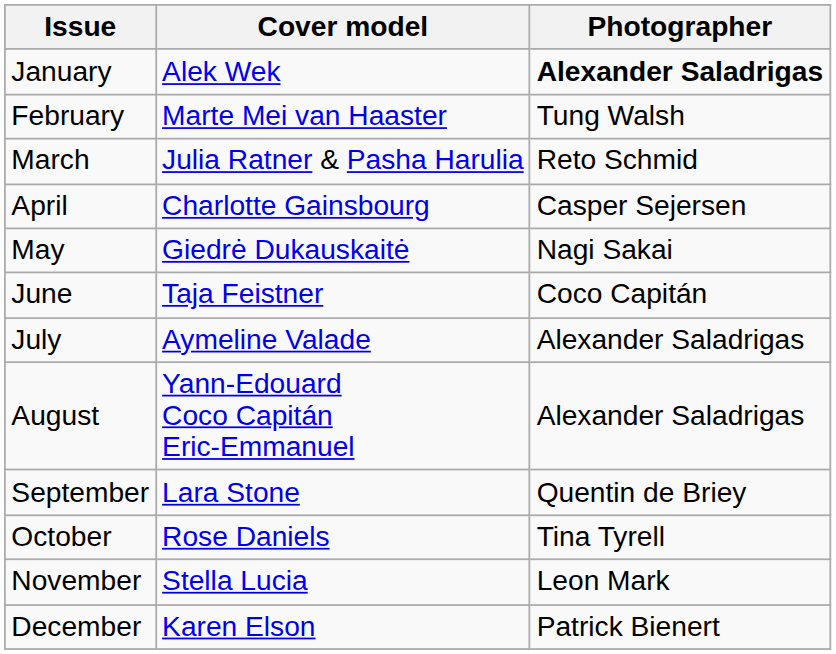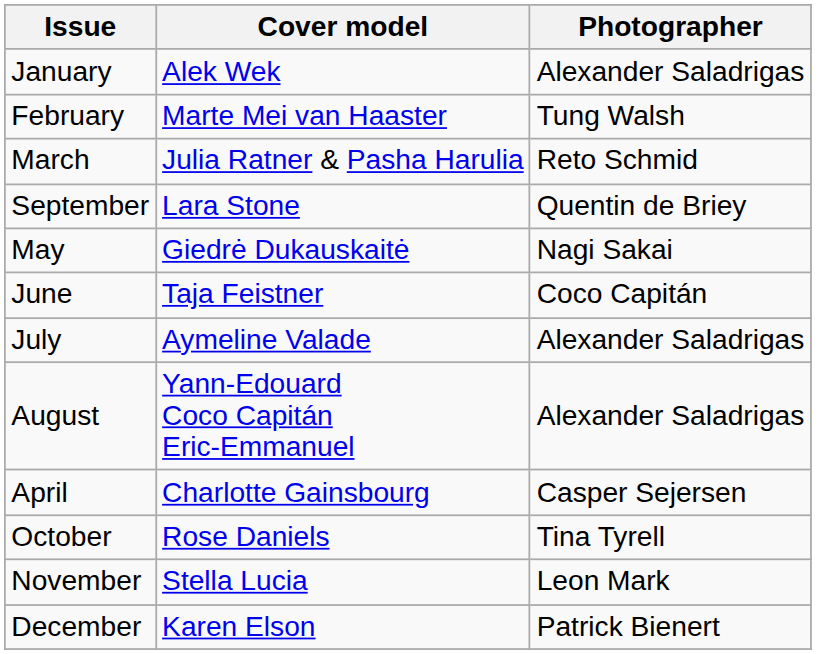(680, 71) bold -> (670, 71) normal
rows swapped: (40, 205) <-> (80, 492)
